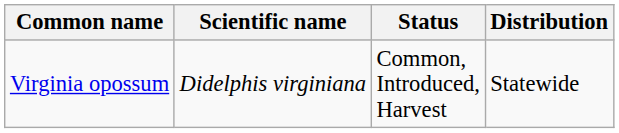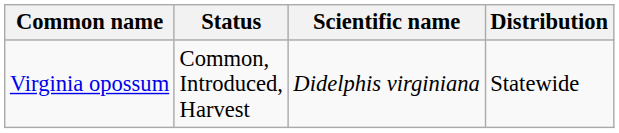columns swapped: (273, 22) <-> (428, 22)
